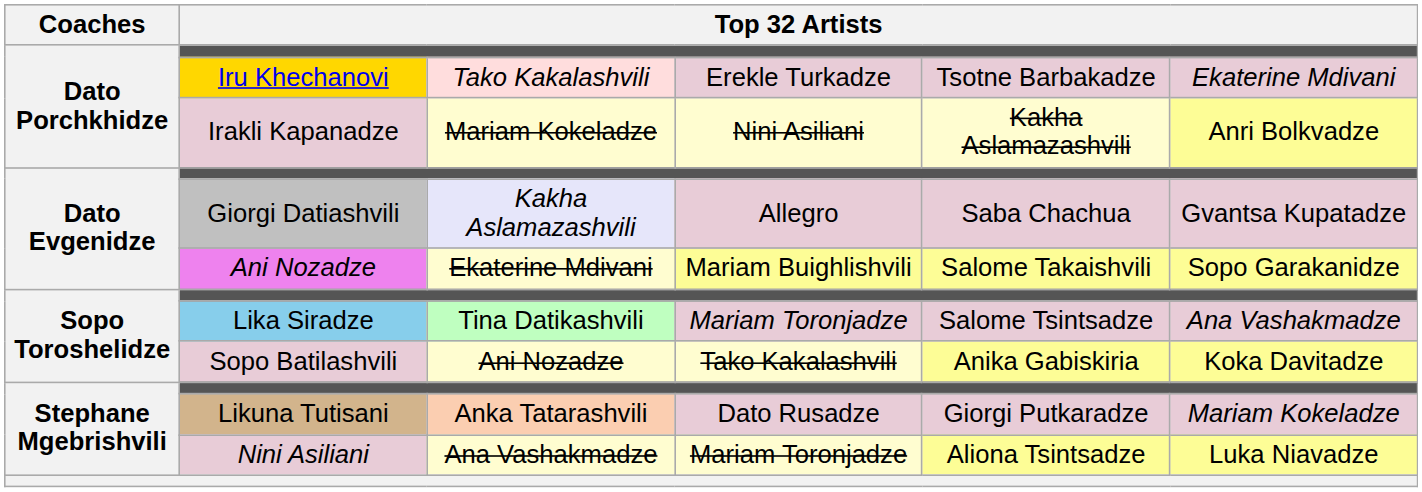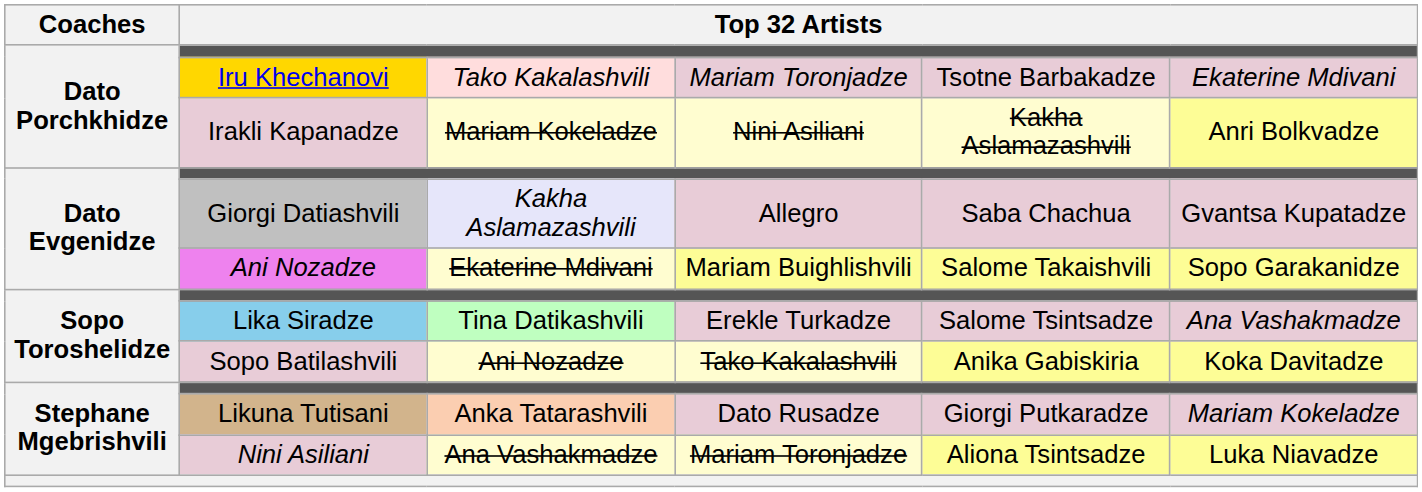(799, 77) Erekle Turkadze -> (799, 77) Mariam Toronjadze
(799, 320) Mariam Toronjadze -> (799, 320) Erekle Turkadze
